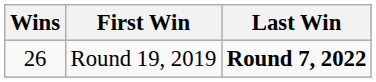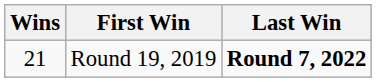(35, 58) 26 -> (35, 58) 21
